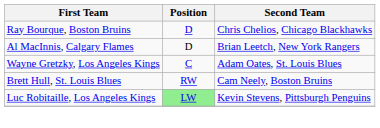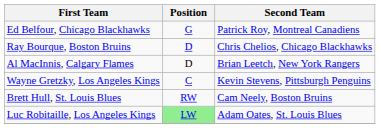+ row: (78, 30)
(280, 64) Adam Oates, St. Louis Blues -> (294, 81) Kevin Stevens, Pittsburgh Penguins
(294, 98) Kevin Stevens, Pittsburgh Penguins -> (280, 115) Adam Oates, St. Louis Blues
